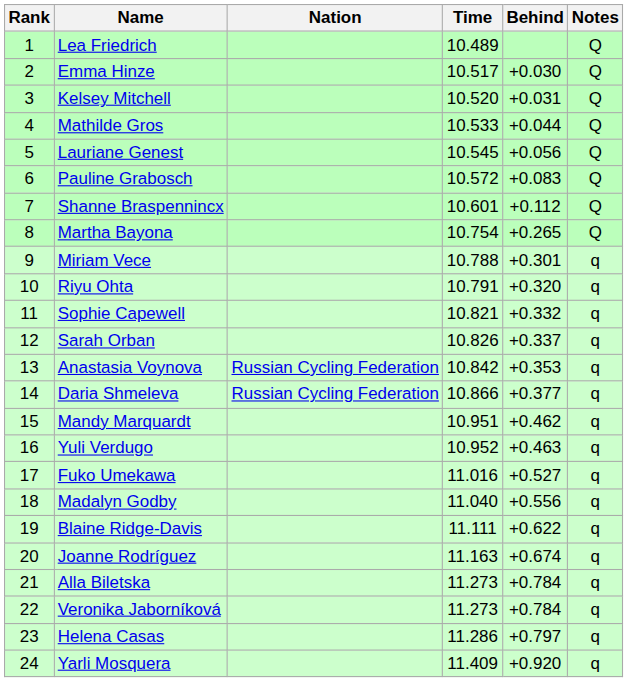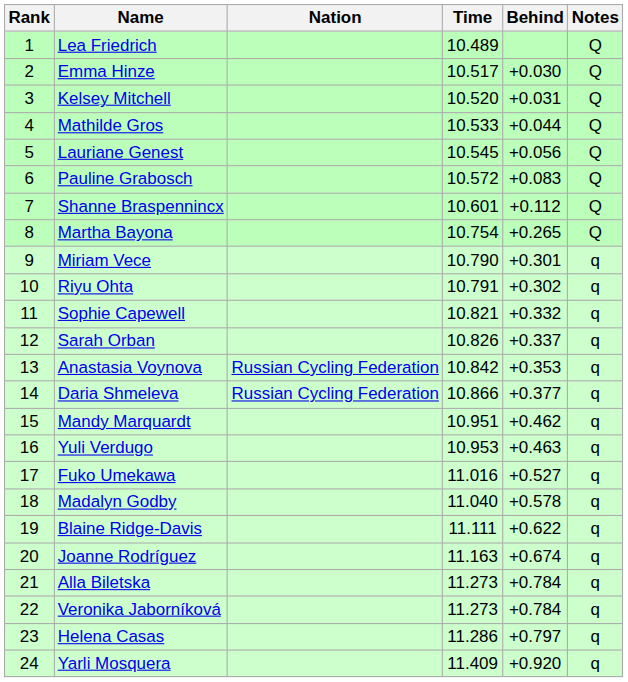(473, 260) 10.788 -> (473, 260) 10.790
(535, 286) +0.320 -> (535, 286) +0.302
(473, 448) 10.952 -> (473, 448) 10.953
(535, 502) +0.556 -> (535, 502) +0.578
